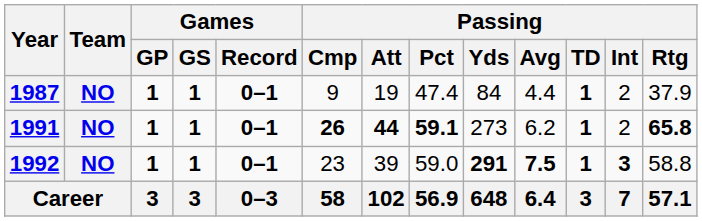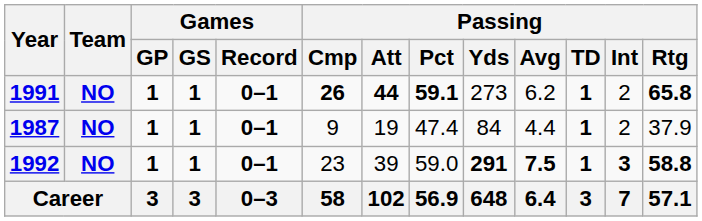rows swapped: (35, 92) <-> (35, 127)
(670, 163) normal -> (670, 163) bold
